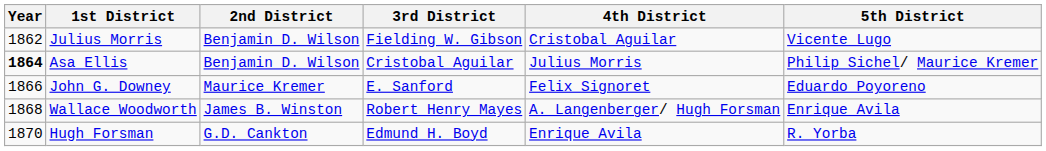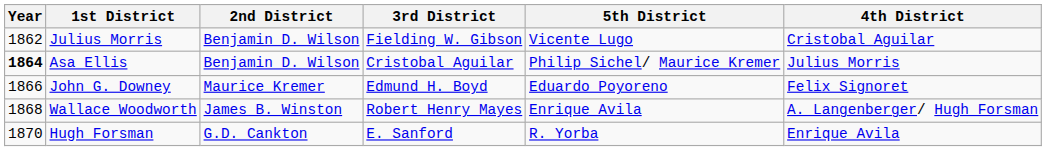columns swapped: (655, 16) <-> (913, 16)
(410, 87) E. Sanford -> (427, 87) Edmund H. Boyd
(427, 134) Edmund H. Boyd -> (410, 134) E. Sanford
